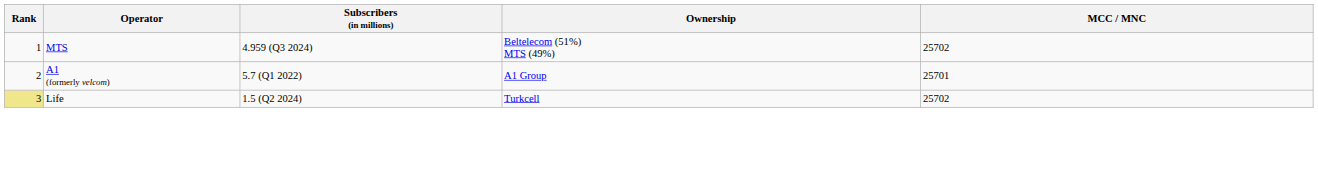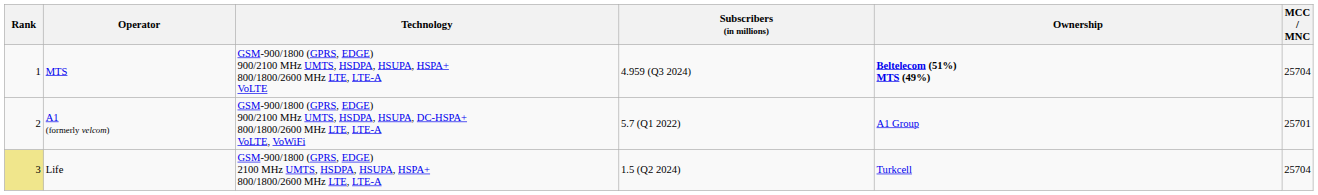+ column: (427, 24)
(543, 47) normal -> (917, 71) bold
(936, 47) 25702 -> (1297, 71) 25704
(936, 98) 25702 -> (1297, 170) 25704
